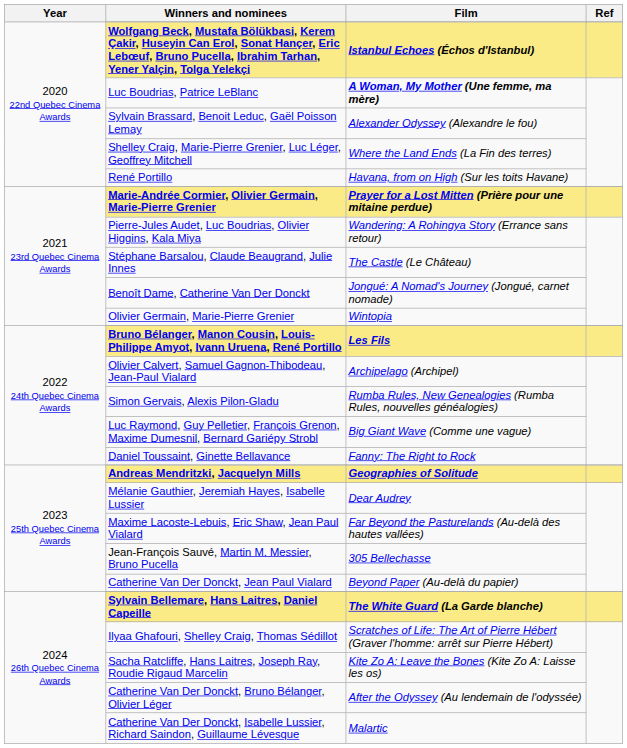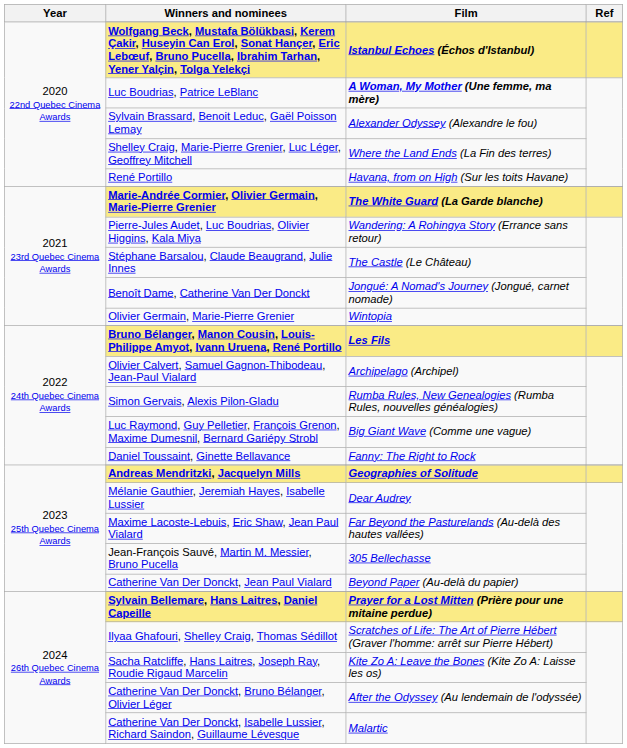(456, 201) Prayer for a Lost Mitten (Prière pour une mitaine perdue) -> (446, 201) The White Guard (La Garde blanche)
(446, 606) The White Guard (La Garde blanche) -> (456, 606) Prayer for a Lost Mitten (Prière pour une mitaine perdue)
